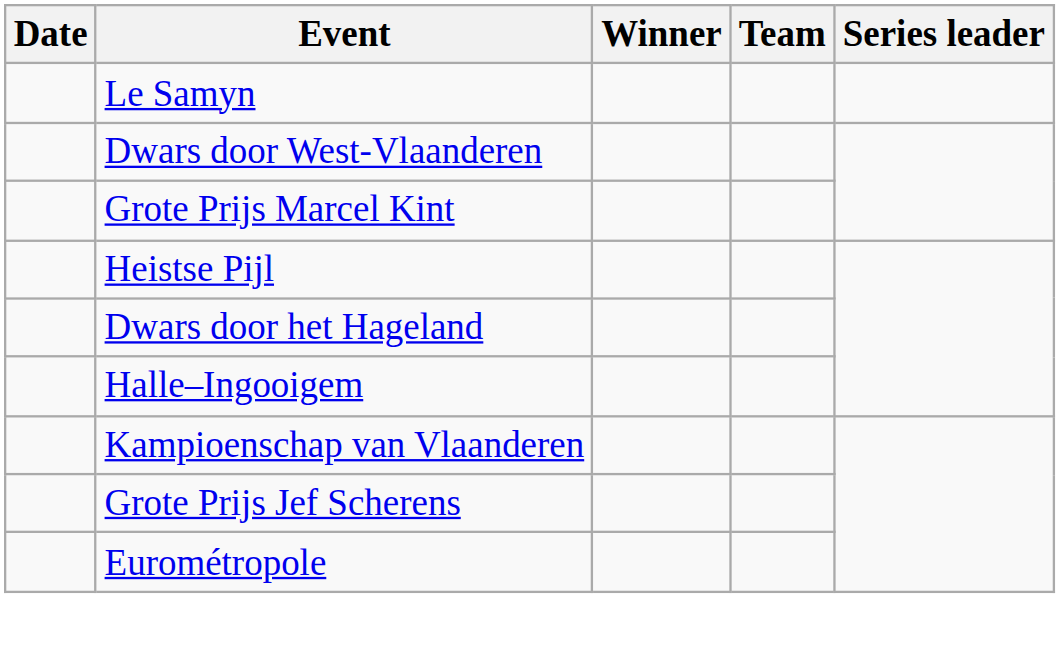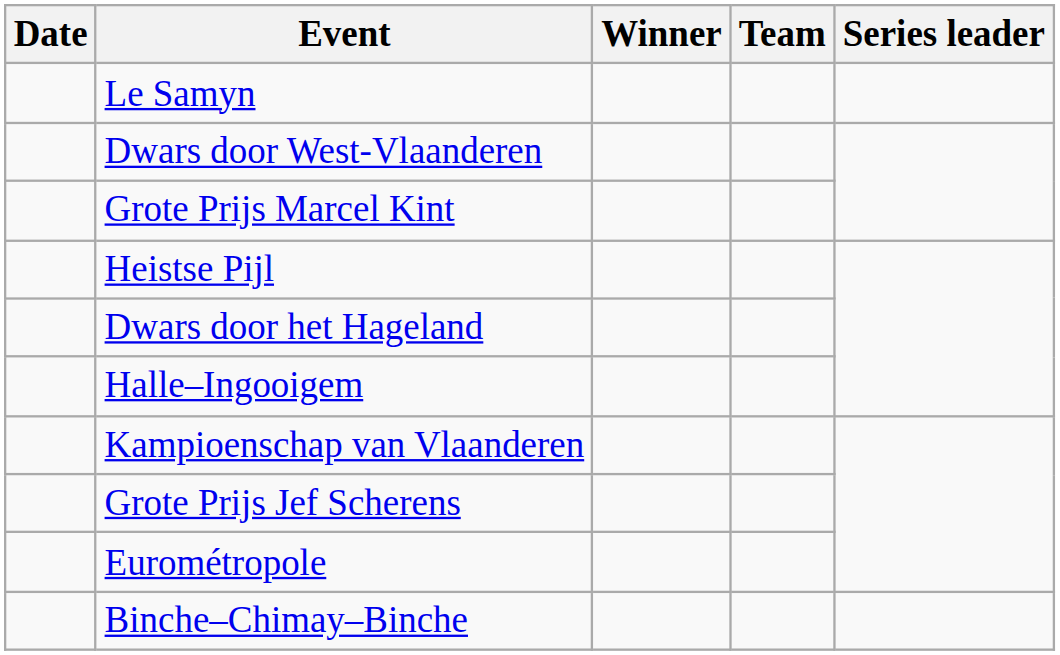+ row: (286, 619)
